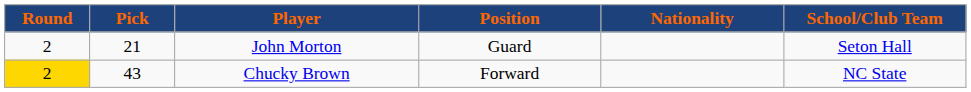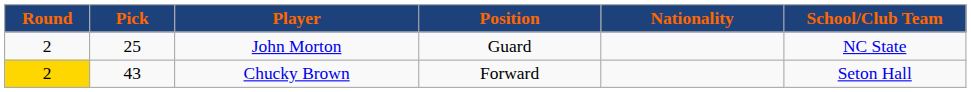(132, 45) 21 -> (132, 45) 25
(875, 45) Seton Hall -> (875, 45) NC State
(875, 73) NC State -> (875, 73) Seton Hall
